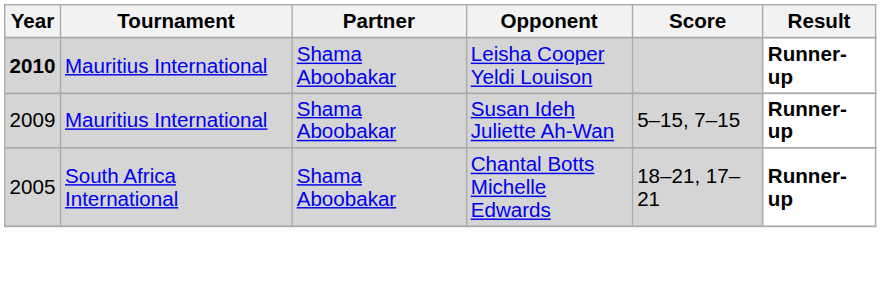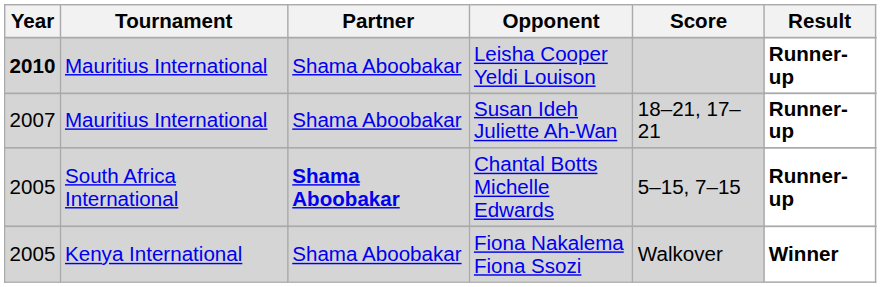(32, 121) 2009 -> (32, 121) 2007
(689, 121) 5–15, 7–15 -> (689, 121) 18–21, 17–21
(346, 188) normal -> (346, 188) bold
(689, 188) 18–21, 17–21 -> (689, 188) 5–15, 7–15
+ row: (549, 254)
